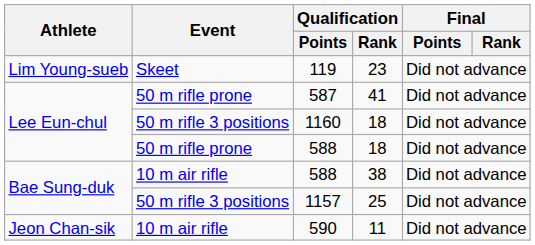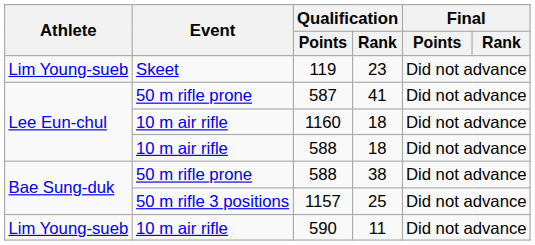(213, 122) 50 m rifle 3 positions -> (182, 122) 10 m air rifle
(194, 149) 50 m rifle prone -> (182, 149) 10 m air rifle
(182, 175) 10 m air rifle -> (194, 175) 50 m rifle prone
(62, 228) Jeon Chan-sik -> (68, 228) Lim Young-sueb
